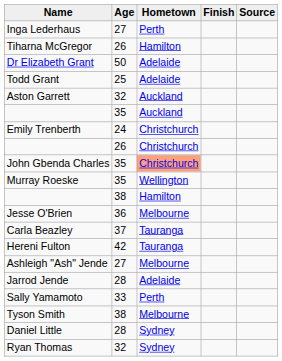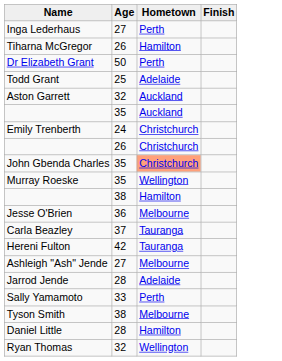- column: (257, 12)
(160, 63) Adelaide -> (152, 63) Perth
(157, 331) Sydney -> (160, 331) Hamilton
(157, 347) Sydney -> (164, 347) Wellington
